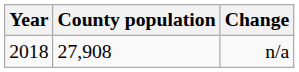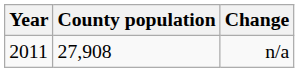(29, 51) 2018 -> (28, 51) 2011
